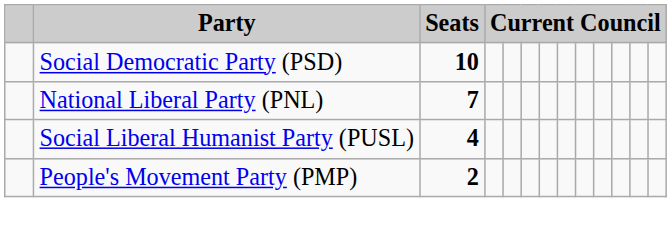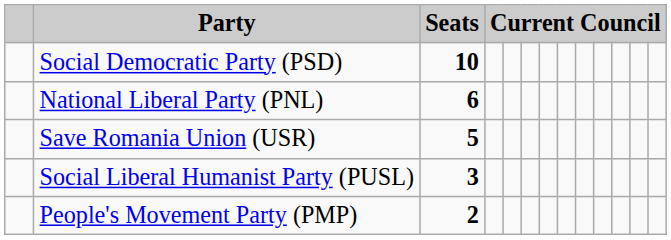(473, 100) 7 -> (473, 100) 6
+ row: (177, 138)
(473, 138) 4 -> (473, 176) 3
